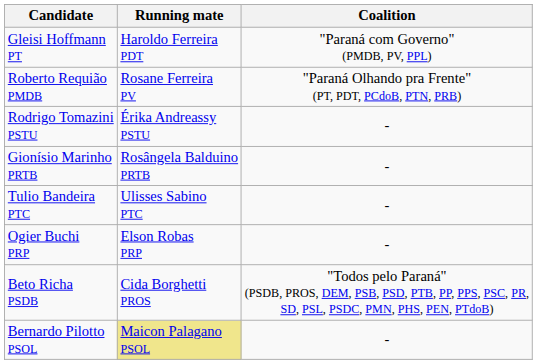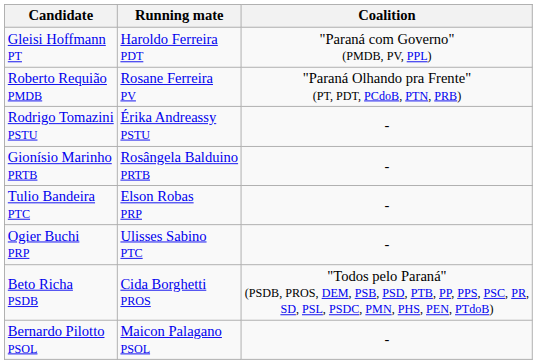(163, 205) Ulisses Sabino PTC -> (157, 205) Elson Robas PRP
(157, 244) Elson Robas PRP -> (163, 244) Ulisses Sabino PTC
(171, 340) khaki background -> (171, 340) no background
